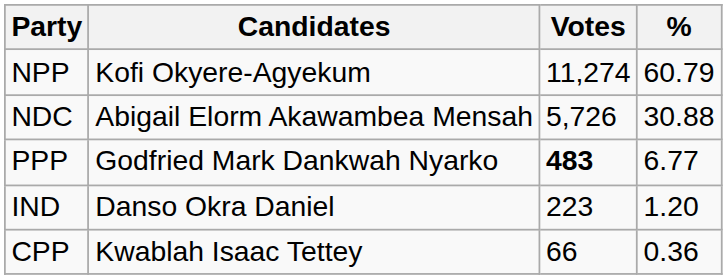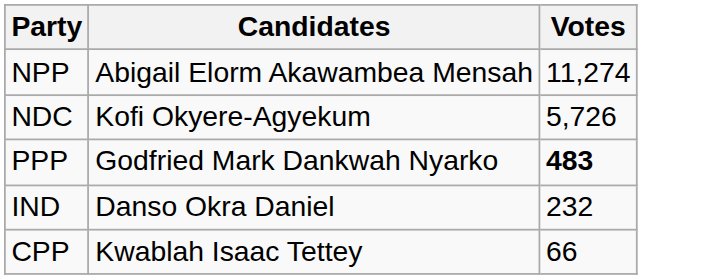- column: (679, 26)
(233, 71) Kofi Okyere-Agyekum -> (314, 71) Abigail Elorm Akawambea Mensah
(314, 116) Abigail Elorm Akawambea Mensah -> (233, 116) Kofi Okyere-Agyekum
(570, 206) 223 -> (570, 206) 232
